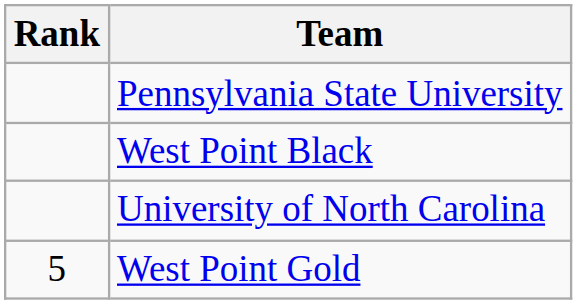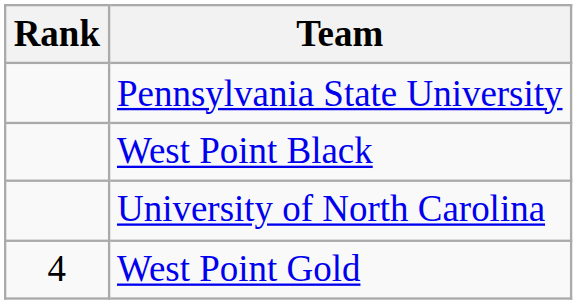(57, 268) 5 -> (57, 268) 4
